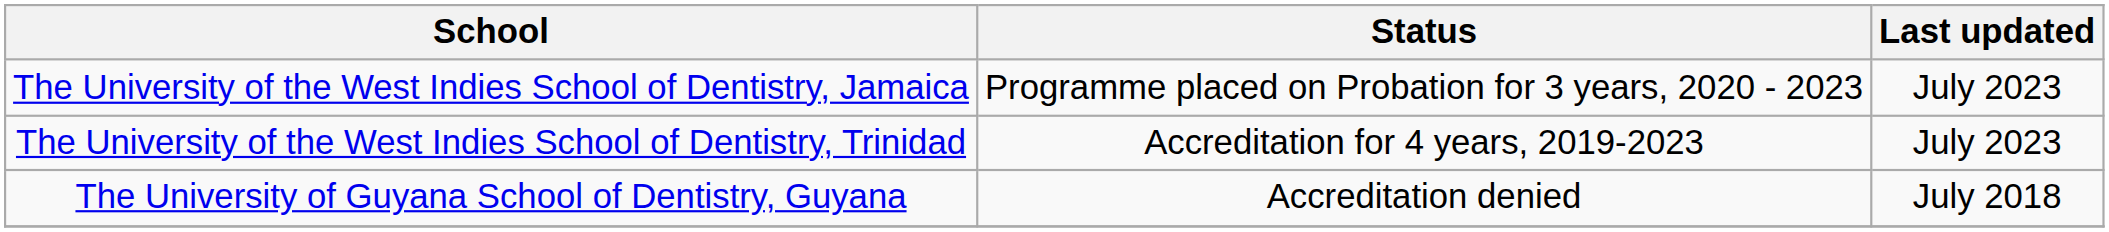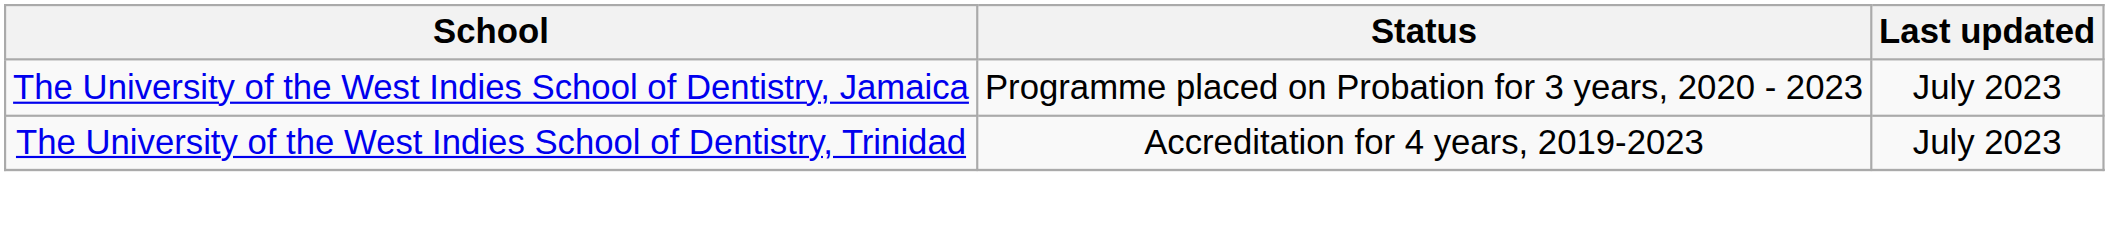- row: (491, 197)
